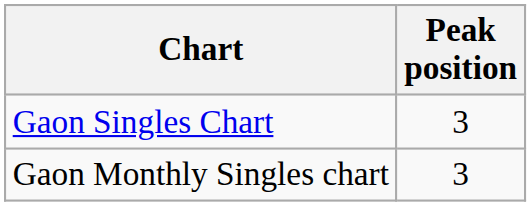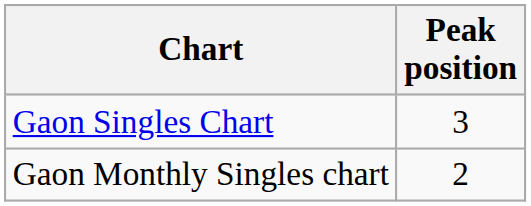(461, 173) 3 -> (461, 173) 2
